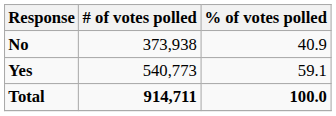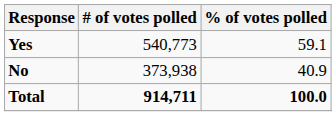rows swapped: (20, 70) <-> (19, 44)
